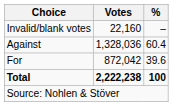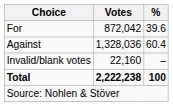rows swapped: (14, 61) <-> (49, 28)
